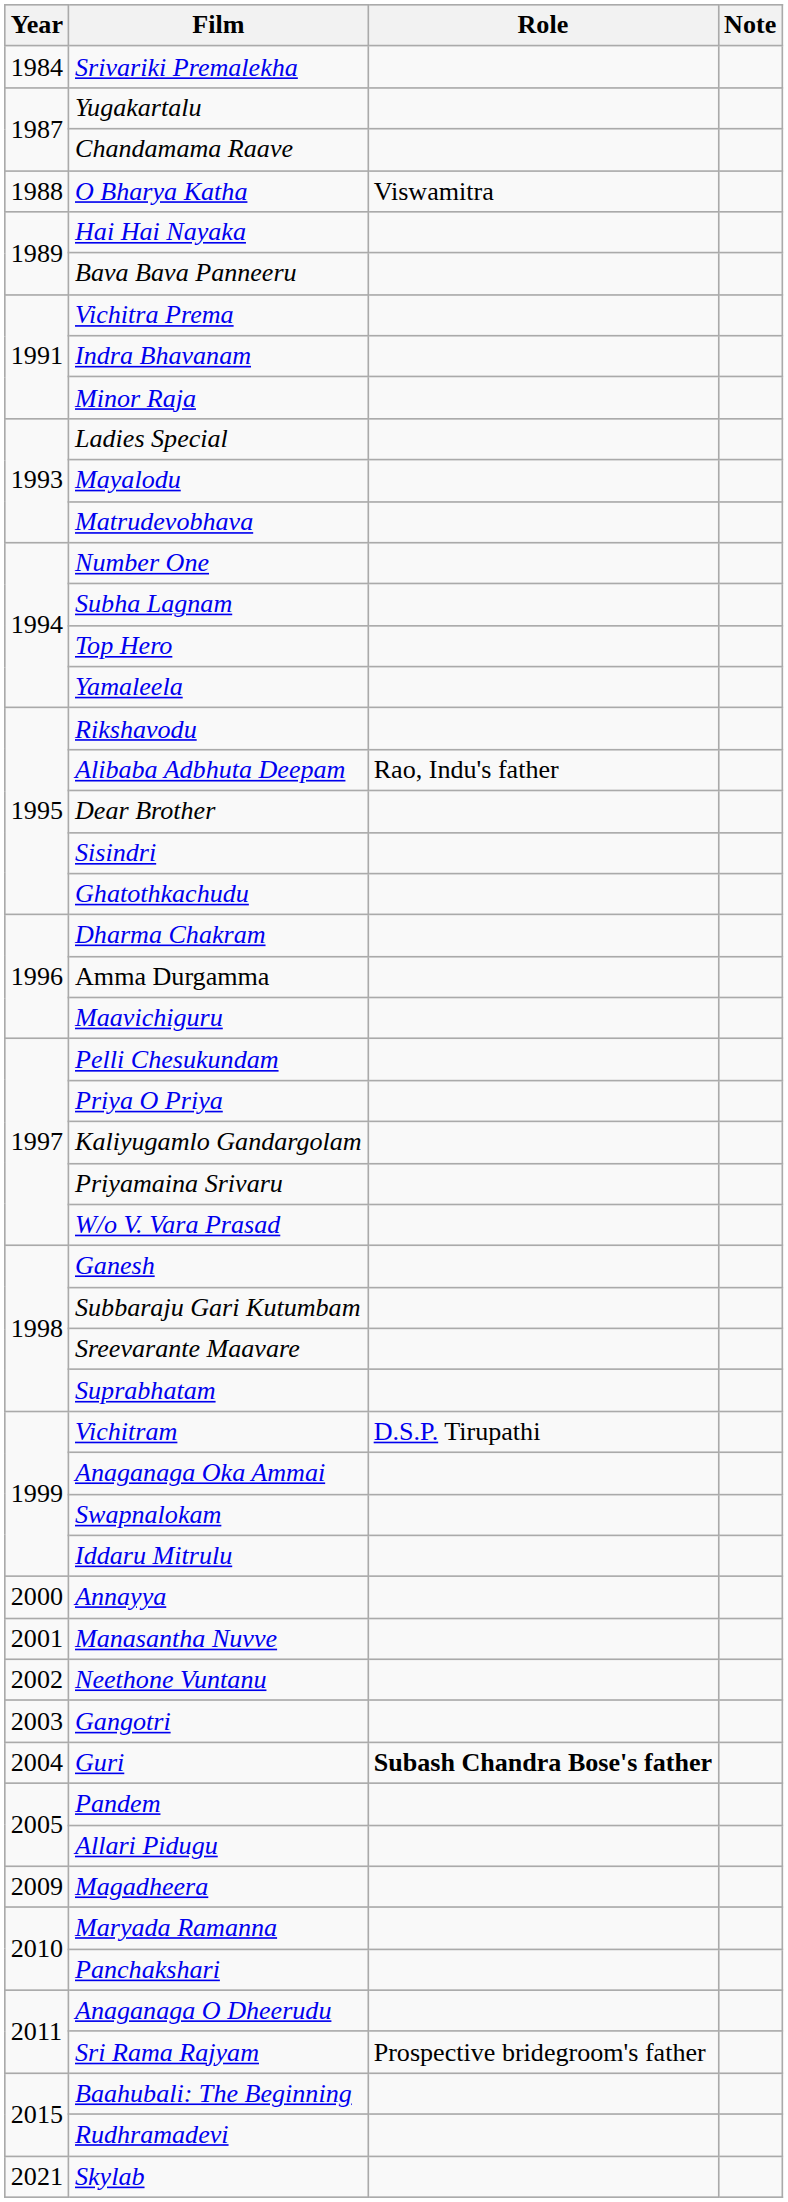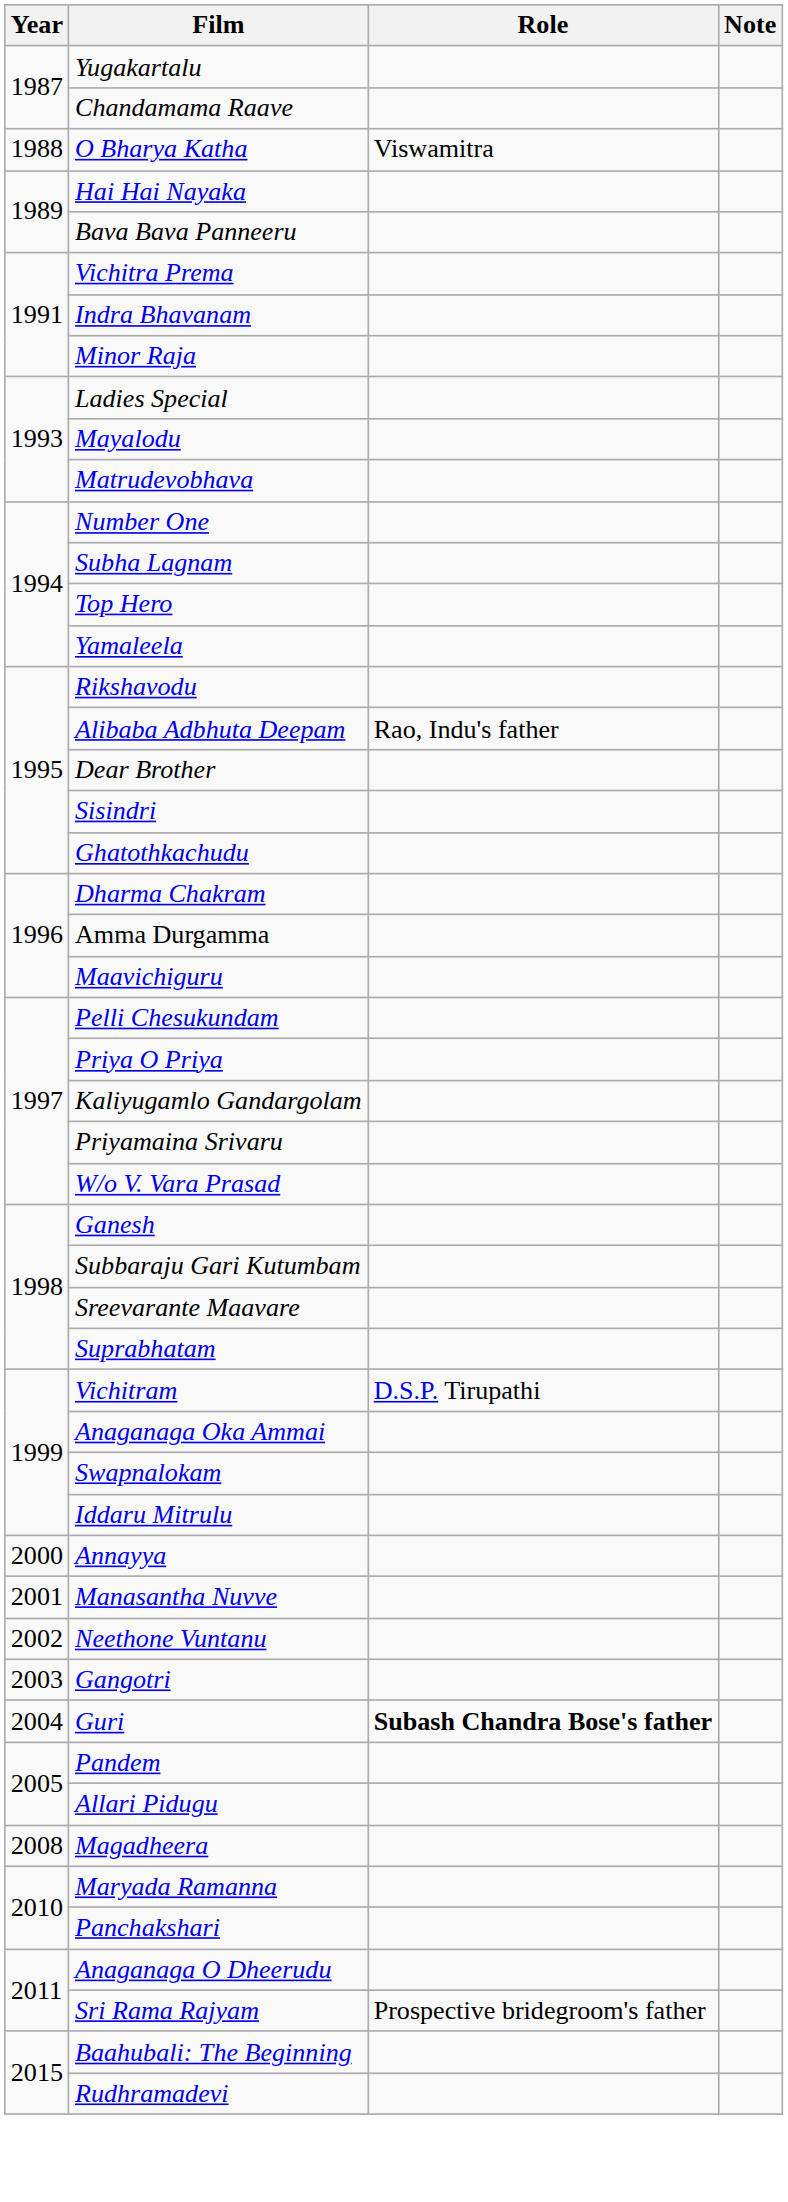- row: (186, 66)
(37, 1886) 2009 -> (37, 1845) 2008
- row: (110, 2175)
